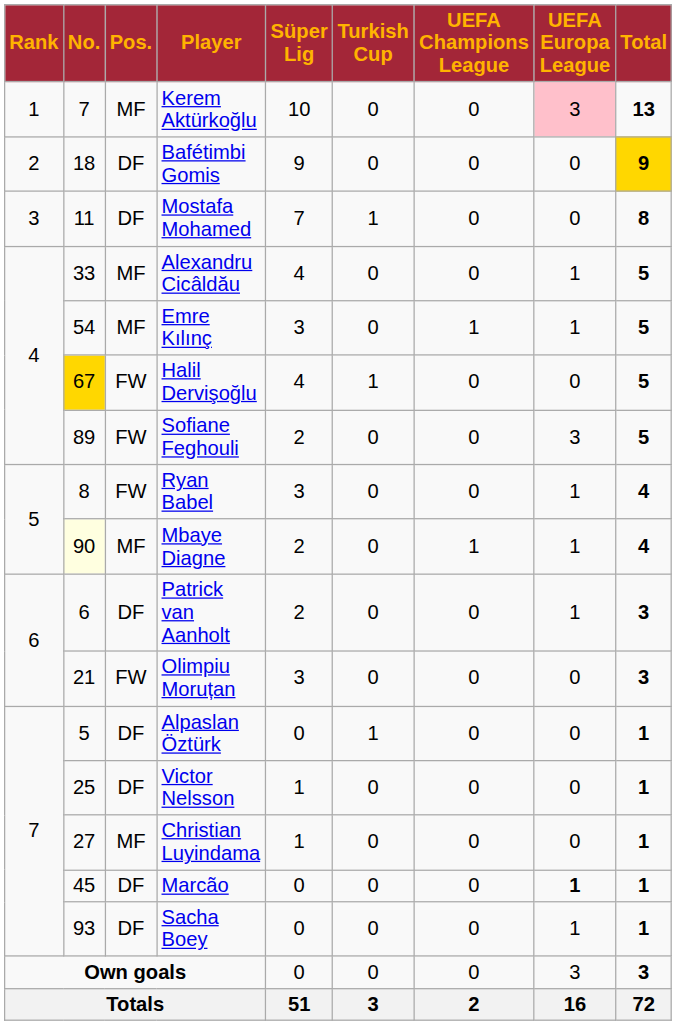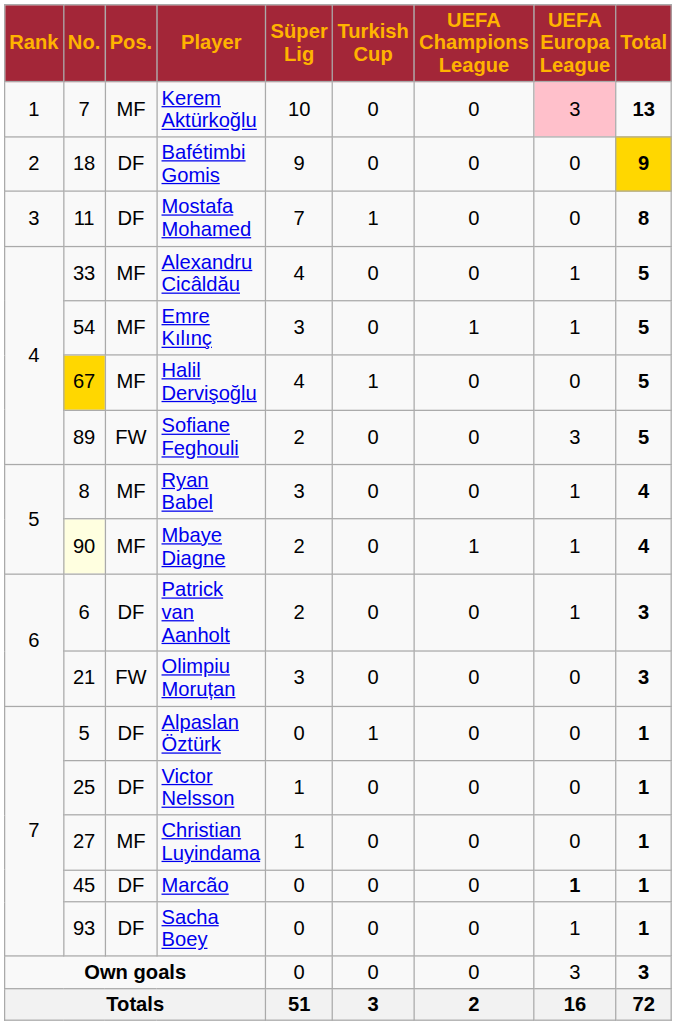(131, 382) FW -> (131, 382) MF
(131, 491) FW -> (131, 491) MF
